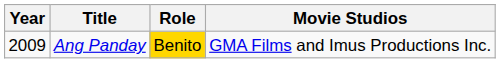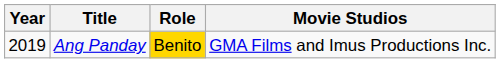(27, 45) 2009 -> (27, 45) 2019
